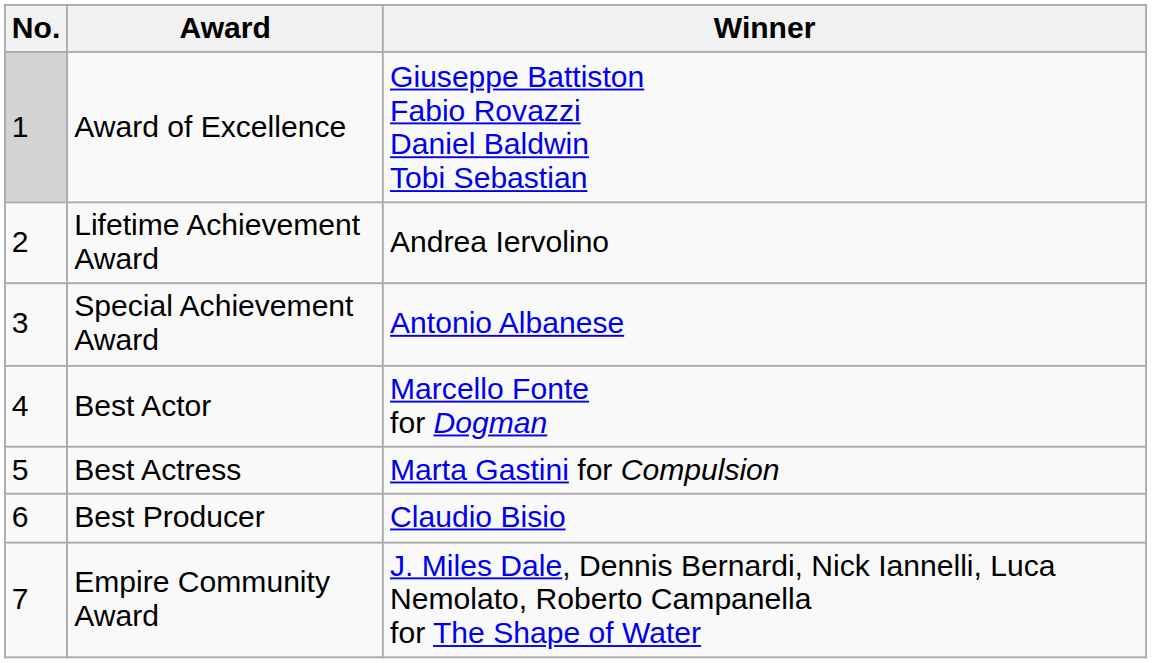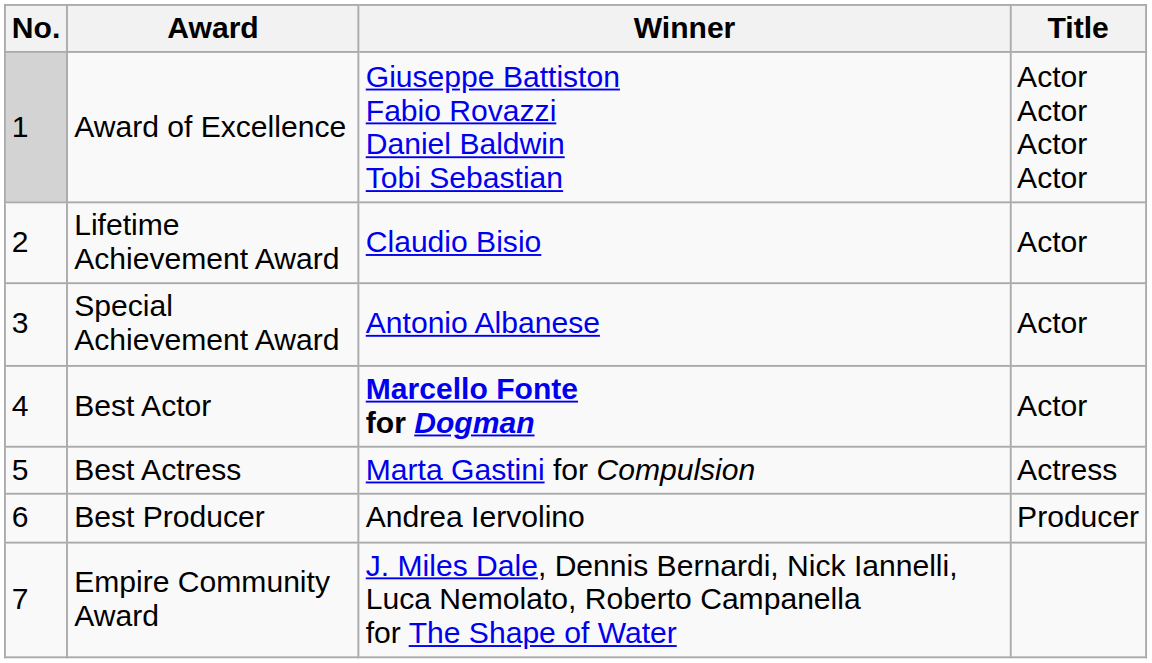+ column: (1078, 28)
(500, 242) Andrea Iervolino -> (454, 242) Claudio Bisio
(490, 405) normal -> (472, 405) bold
(478, 517) Claudio Bisio -> (475, 517) Andrea Iervolino
